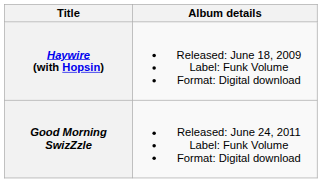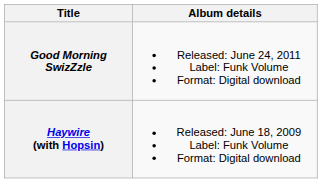rows swapped: (69, 61) <-> (69, 139)
